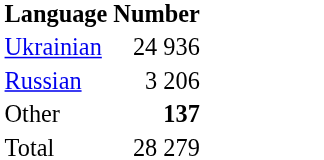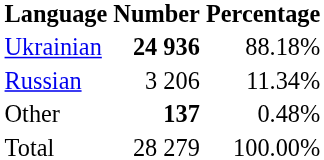+ column: (263, 13)
(166, 47) normal -> (166, 47) bold
